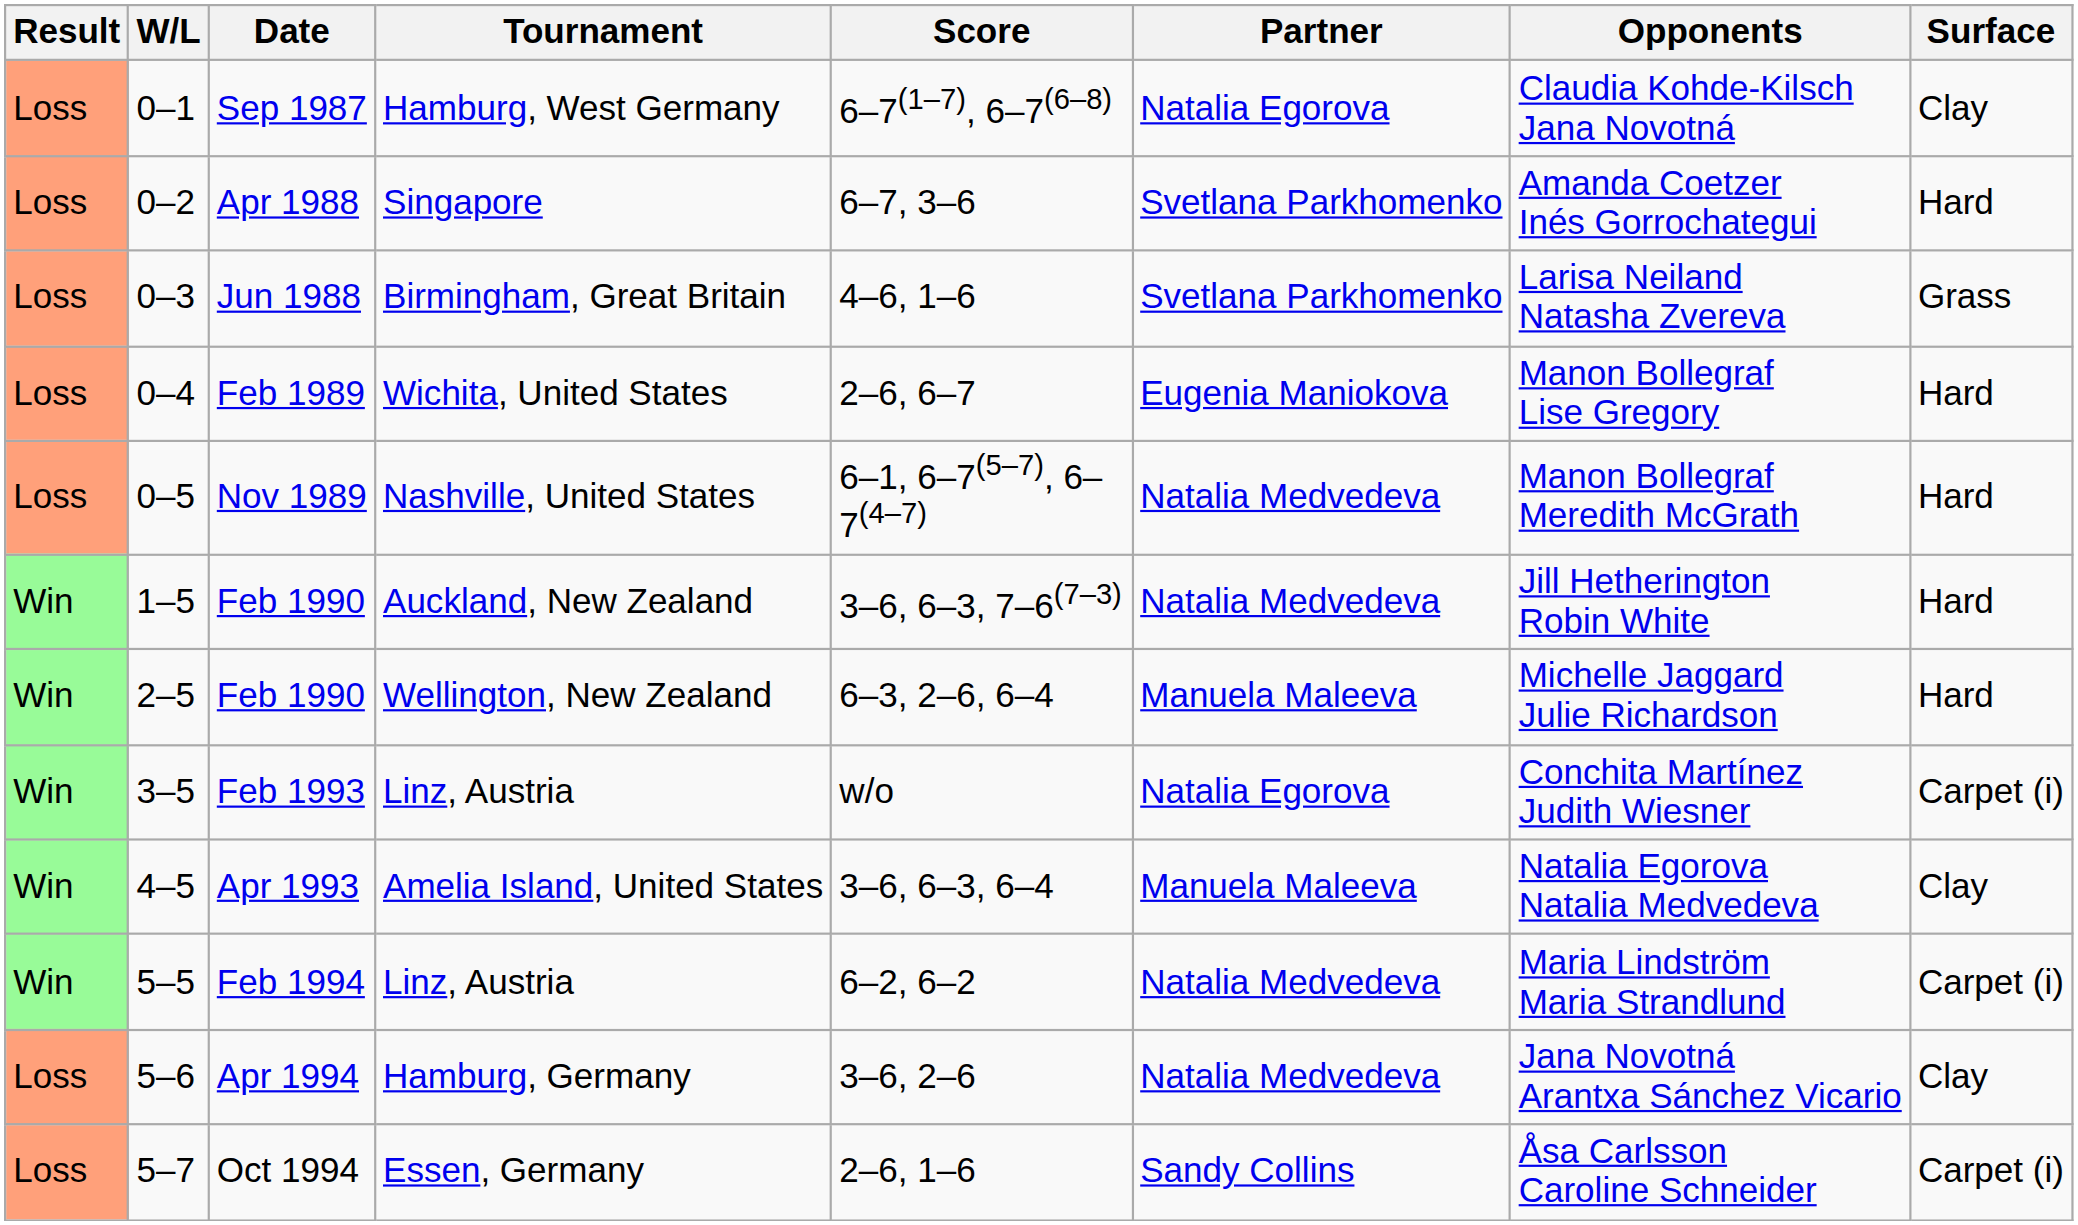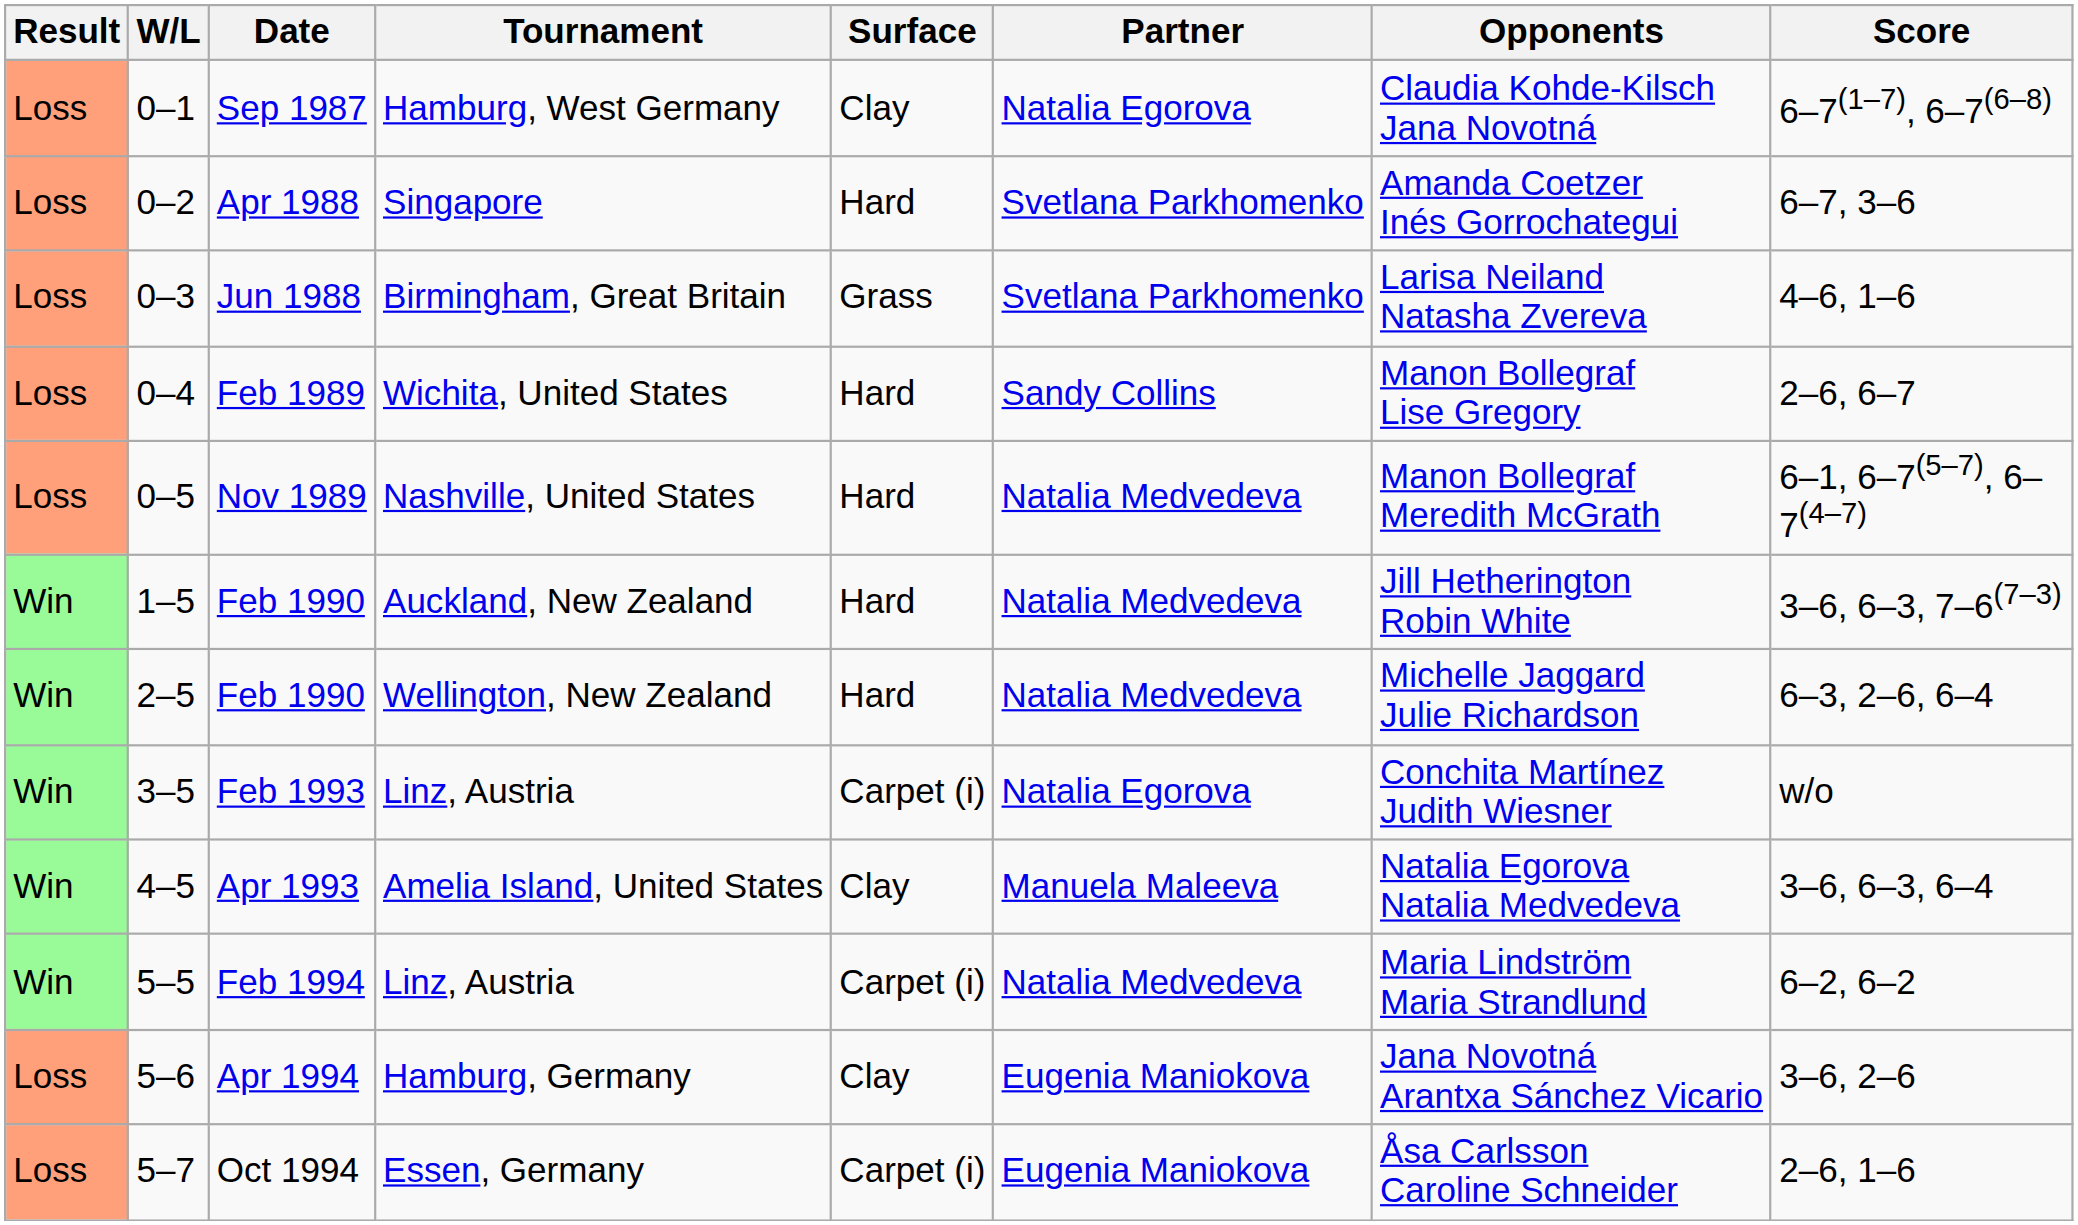columns swapped: (1991, 32) <-> (982, 32)
(1294, 392) Eugenia Maniokova -> (1109, 392) Sandy Collins
(1278, 696) Manuela Maleeva -> (1152, 696) Natalia Medvedeva
(1290, 1076) Natalia Medvedeva -> (1155, 1076) Eugenia Maniokova
(1247, 1171) Sandy Collins -> (1155, 1171) Eugenia Maniokova
